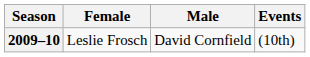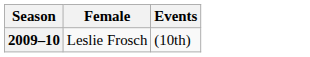- column: (203, 16)
